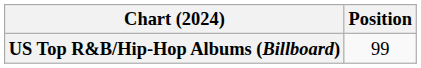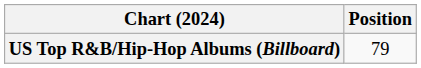(380, 48) 99 -> (380, 48) 79
